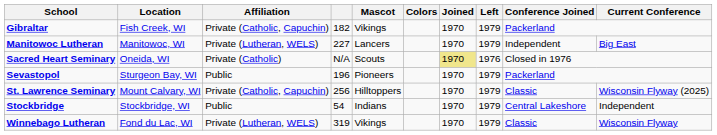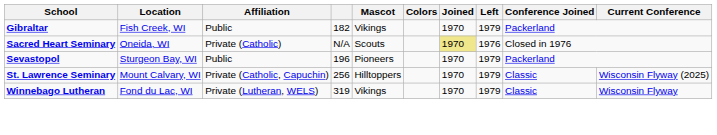(267, 28) Private (Catholic, Capuchin) -> (219, 28) Public
- row: (55, 43)
- row: (35, 106)
